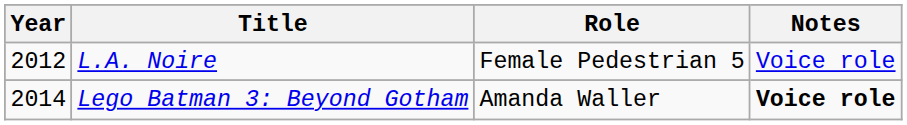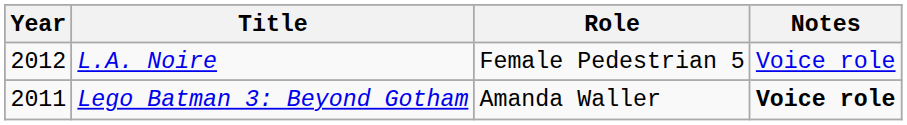(38, 100) 2014 -> (38, 100) 2011
